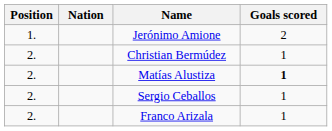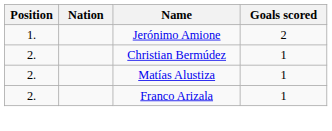(284, 75) bold -> (284, 75) normal
- row: (177, 96)
